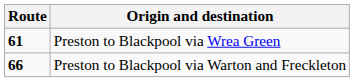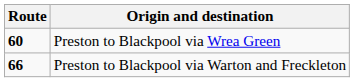(16, 40) 61 -> (16, 40) 60
